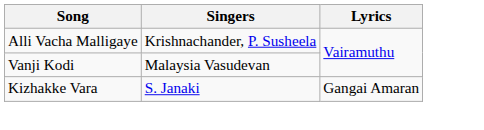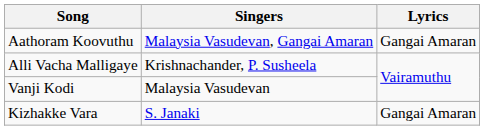+ row: (71, 40)
